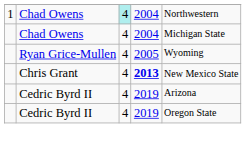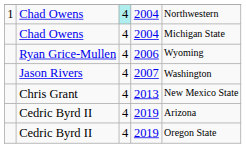(146, 53) 2005 -> (146, 53) 2006
+ row: (10, 74)
(146, 73) bold -> (146, 93) normal
